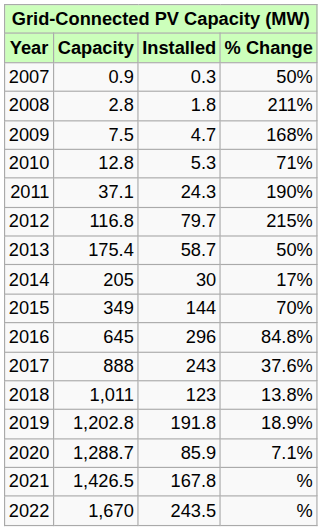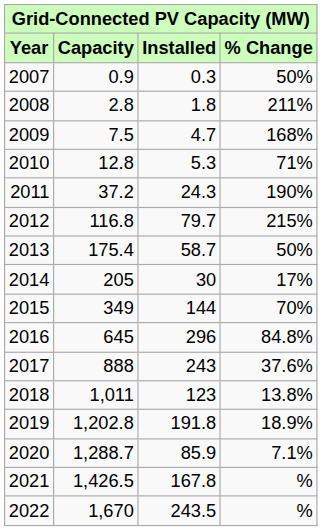(116, 192) 37.1 -> (116, 192) 37.2
